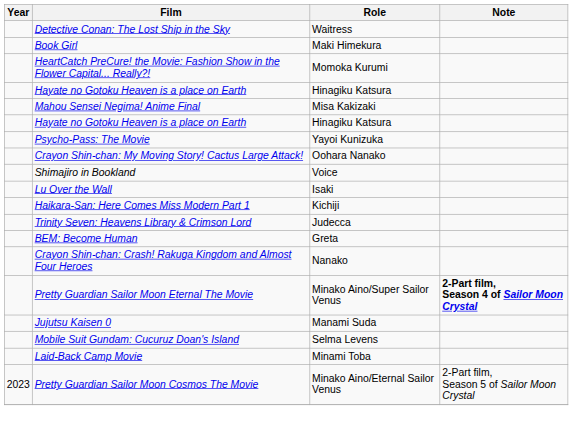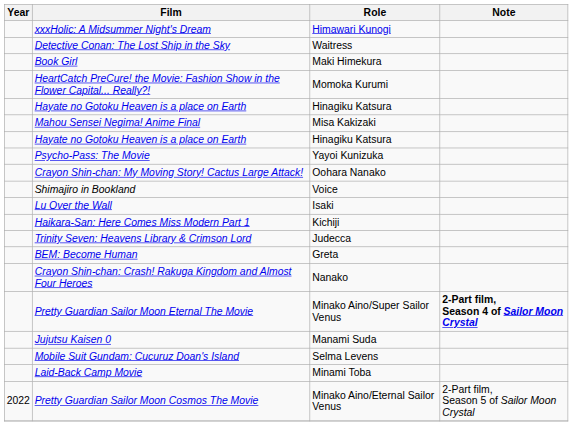+ row: (123, 29)
(18, 384) 2023 -> (18, 401) 2022
